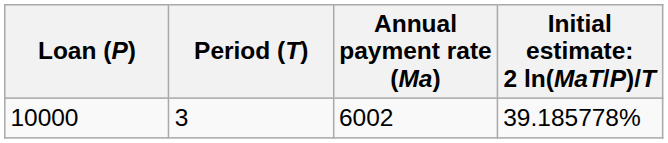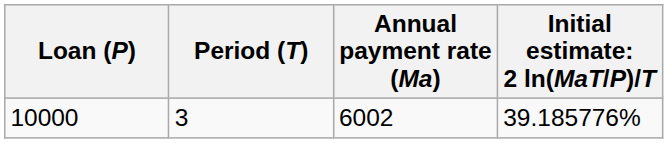(572, 117) 39.185778% -> (572, 117) 39.185776%
